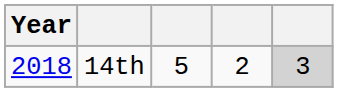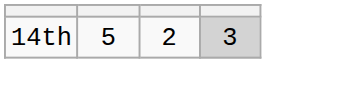- column: (41, 26)
